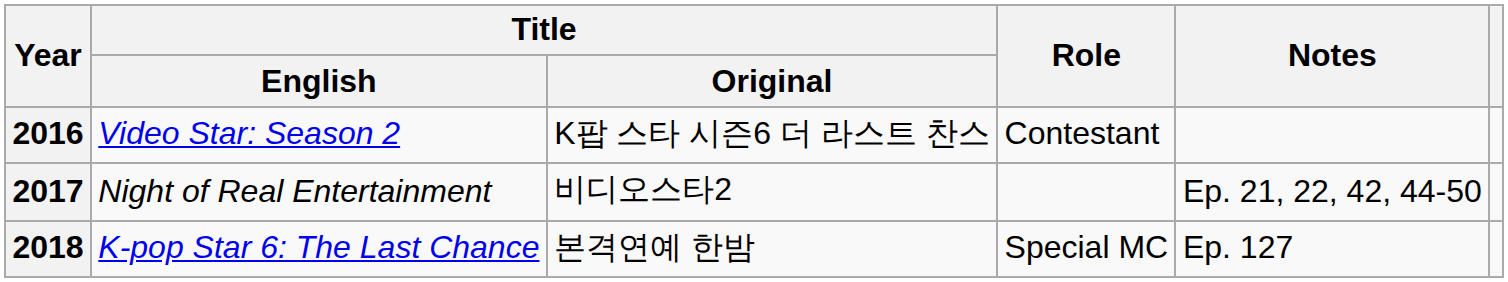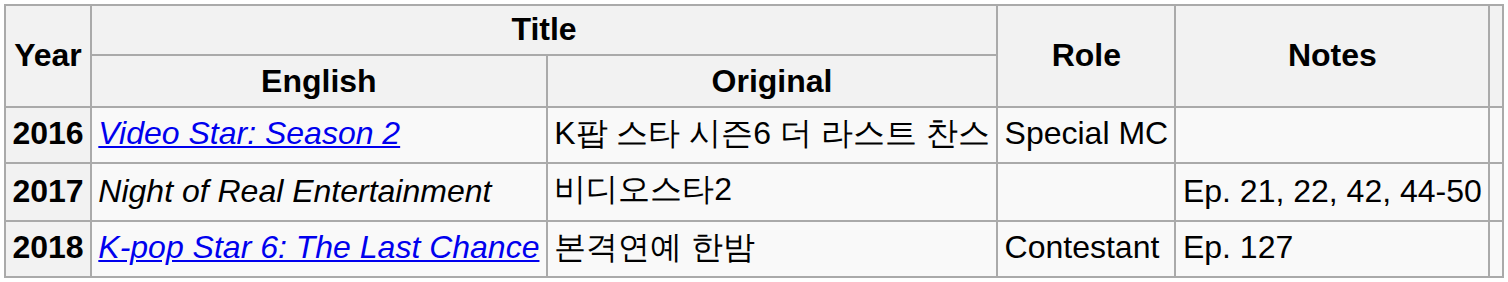(1082, 134) Contestant -> (1086, 134) Special MC
(1086, 247) Special MC -> (1082, 247) Contestant
